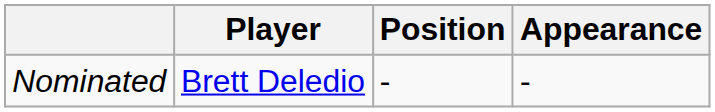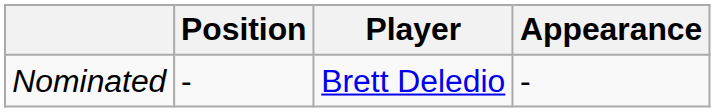columns swapped: (273, 29) <-> (443, 29)
